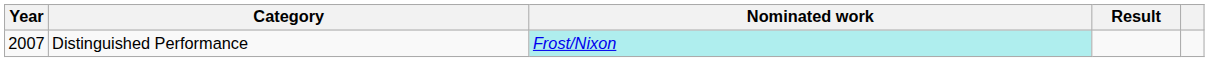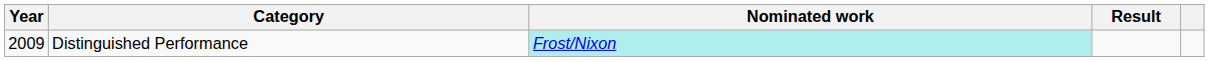(26, 43) 2007 -> (26, 43) 2009
